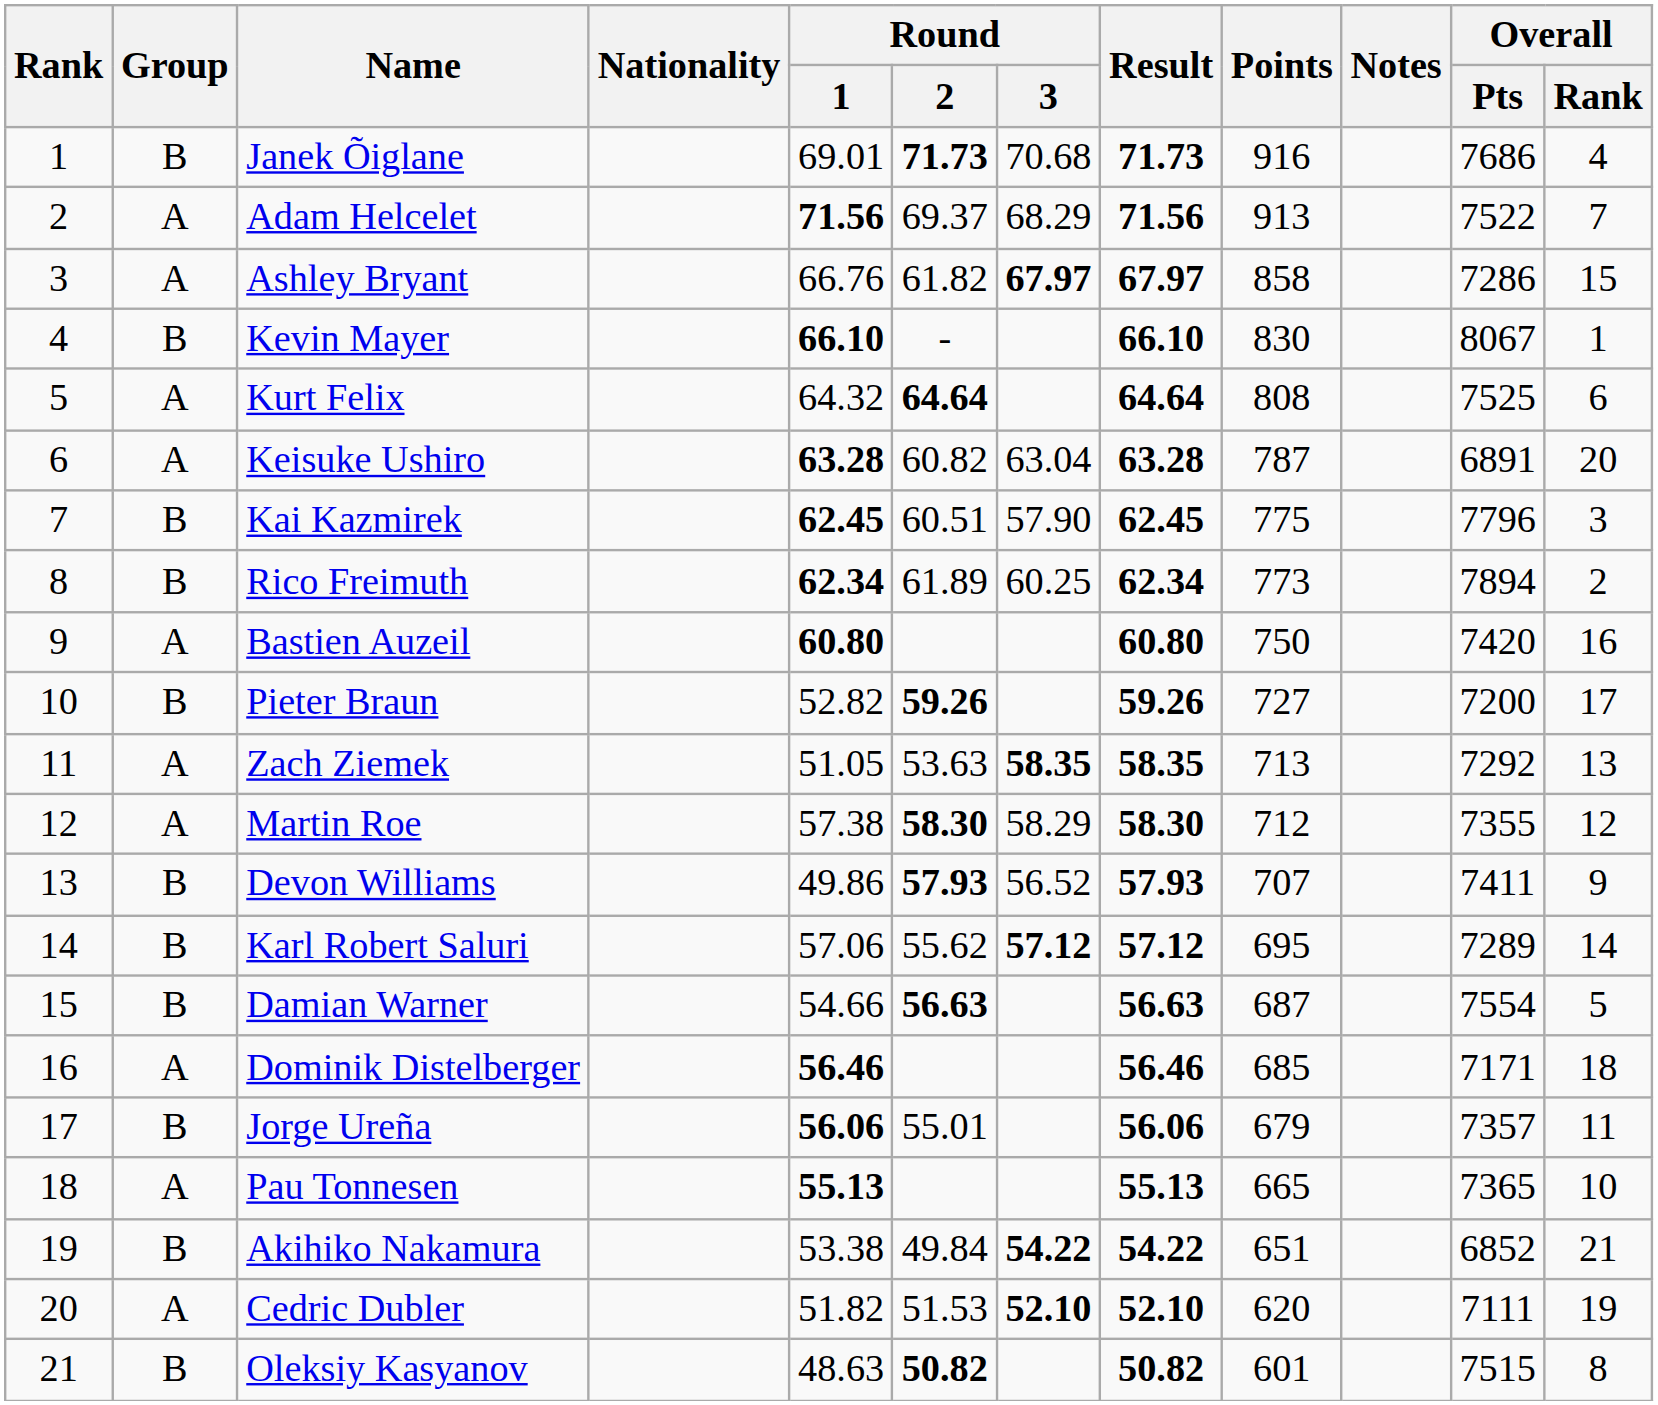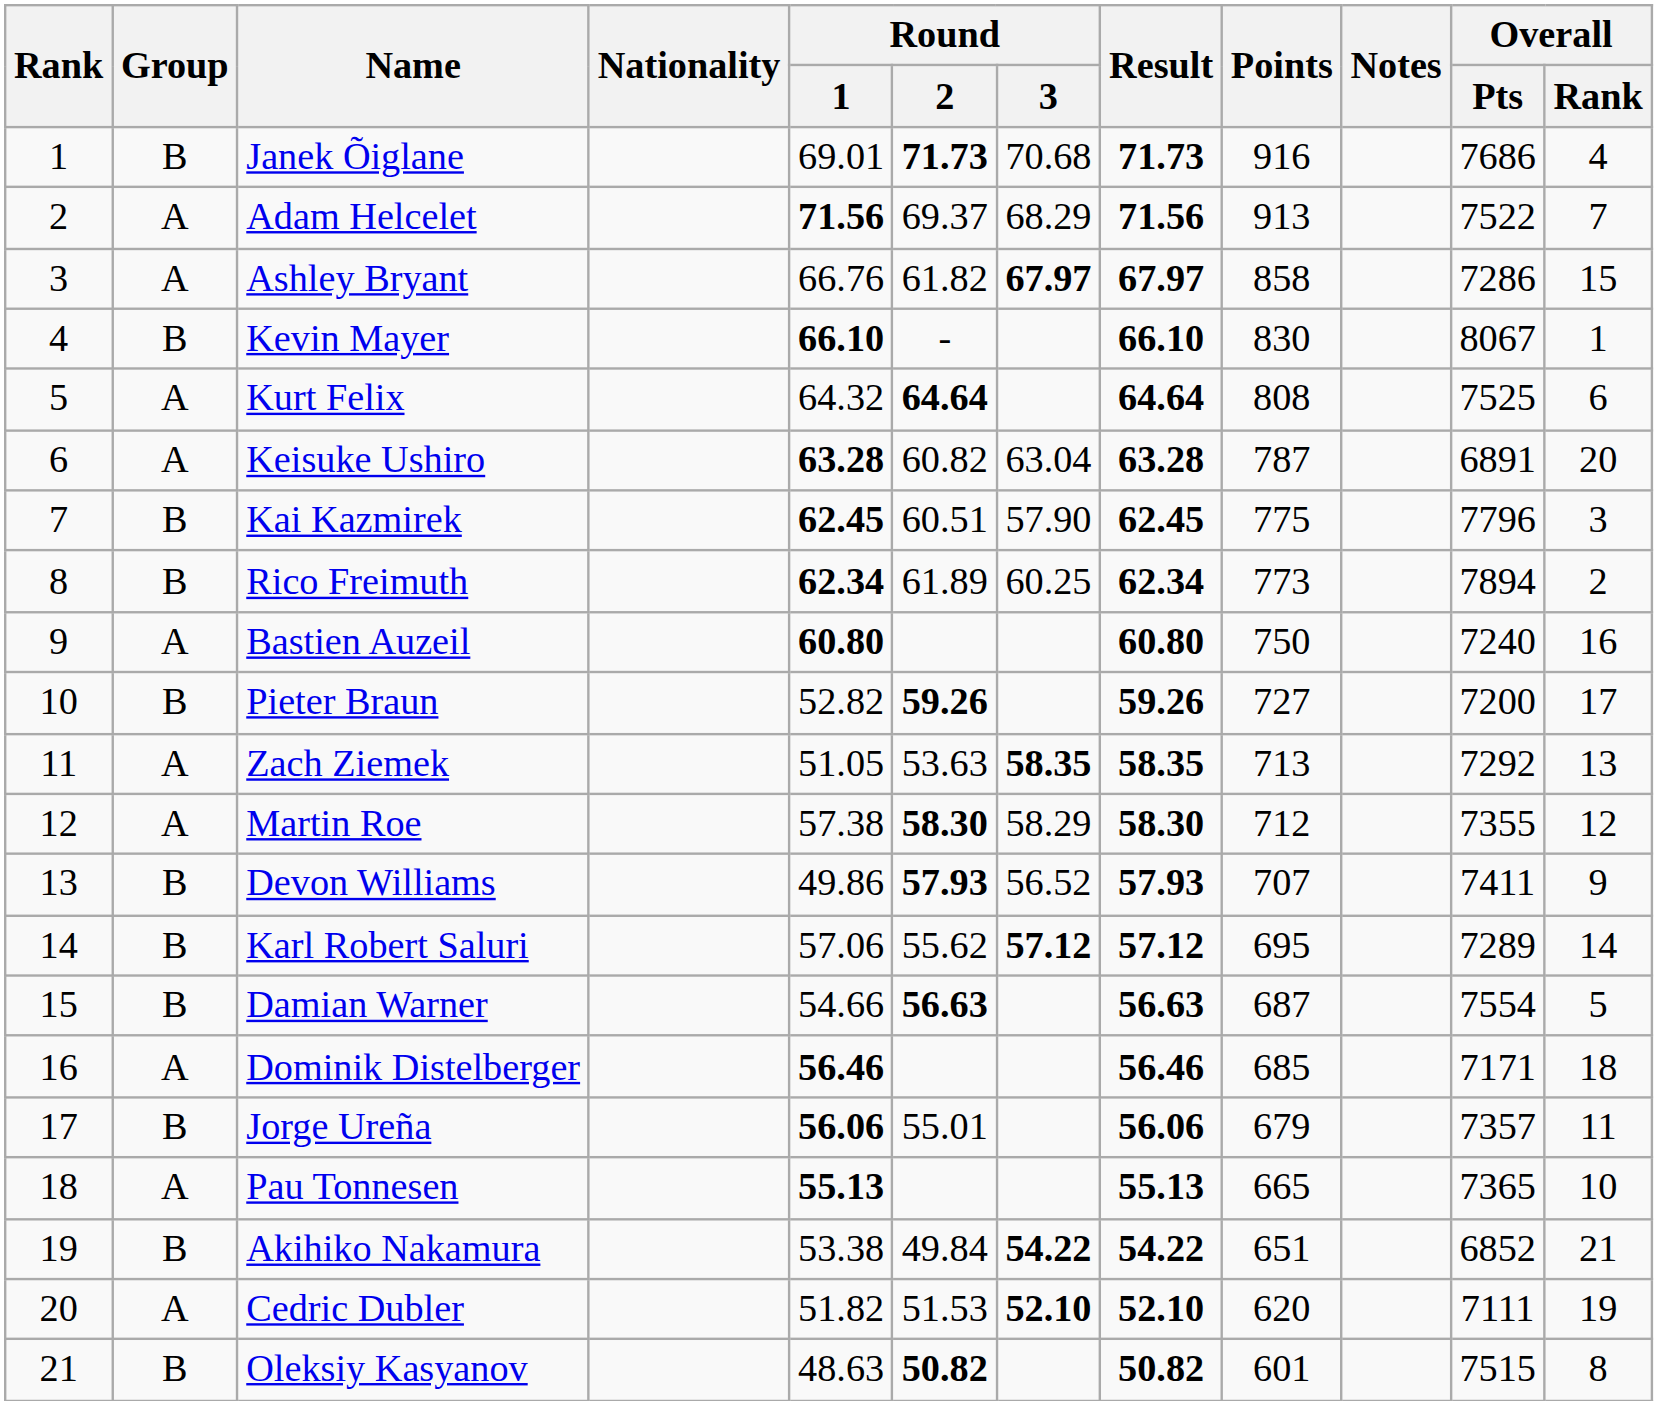(1498, 641) 7420 -> (1498, 641) 7240
